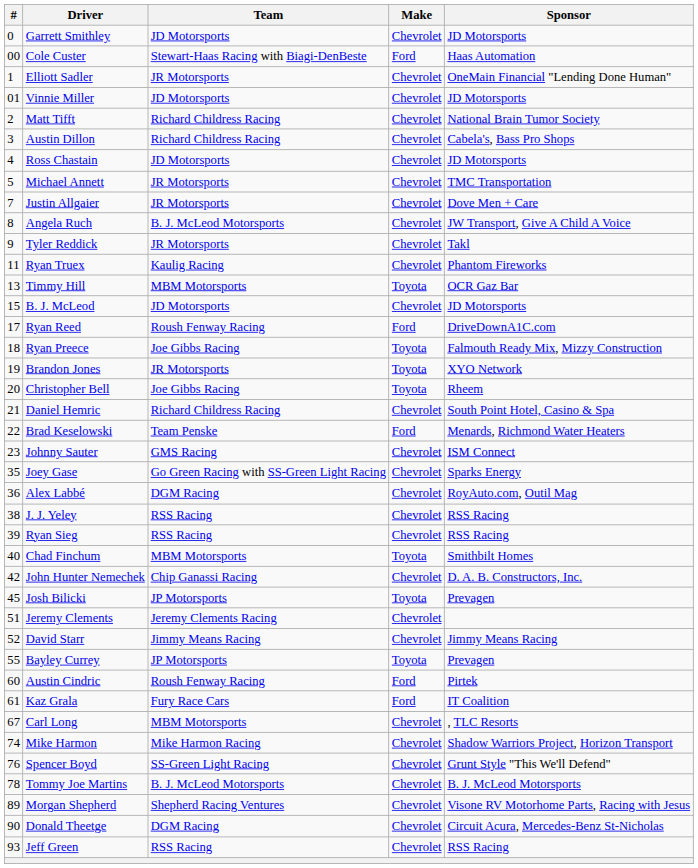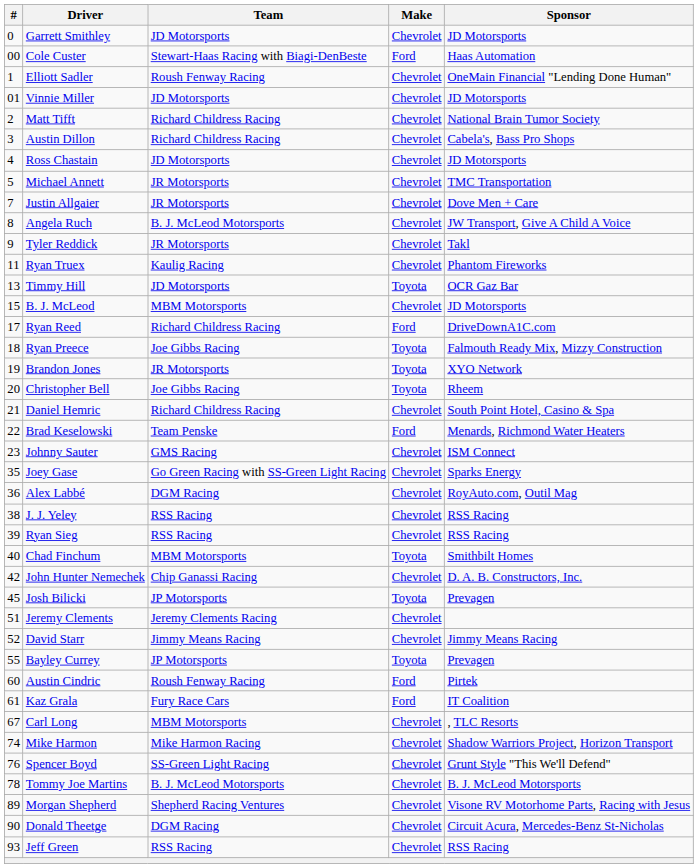(190, 77) JR Motorsports -> (208, 77) Roush Fenway Racing
(199, 285) MBM Motorsports -> (190, 285) JD Motorsports
(190, 306) JD Motorsports -> (199, 306) MBM Motorsports
(208, 327) Roush Fenway Racing -> (215, 327) Richard Childress Racing
